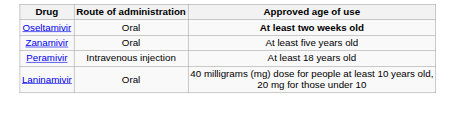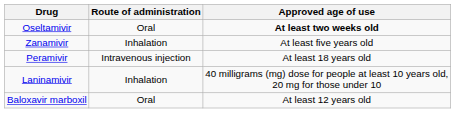(131, 43) Oral -> (146, 43) Inhalation
(131, 79) Oral -> (146, 79) Inhalation
+ row: (47, 100)
